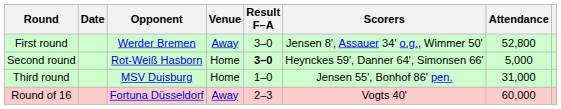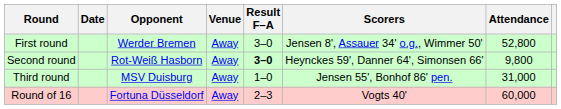(225, 60) Home -> (225, 60) Away
(519, 60) 5,000 -> (519, 60) 9,800
(225, 78) Home -> (225, 78) Away
